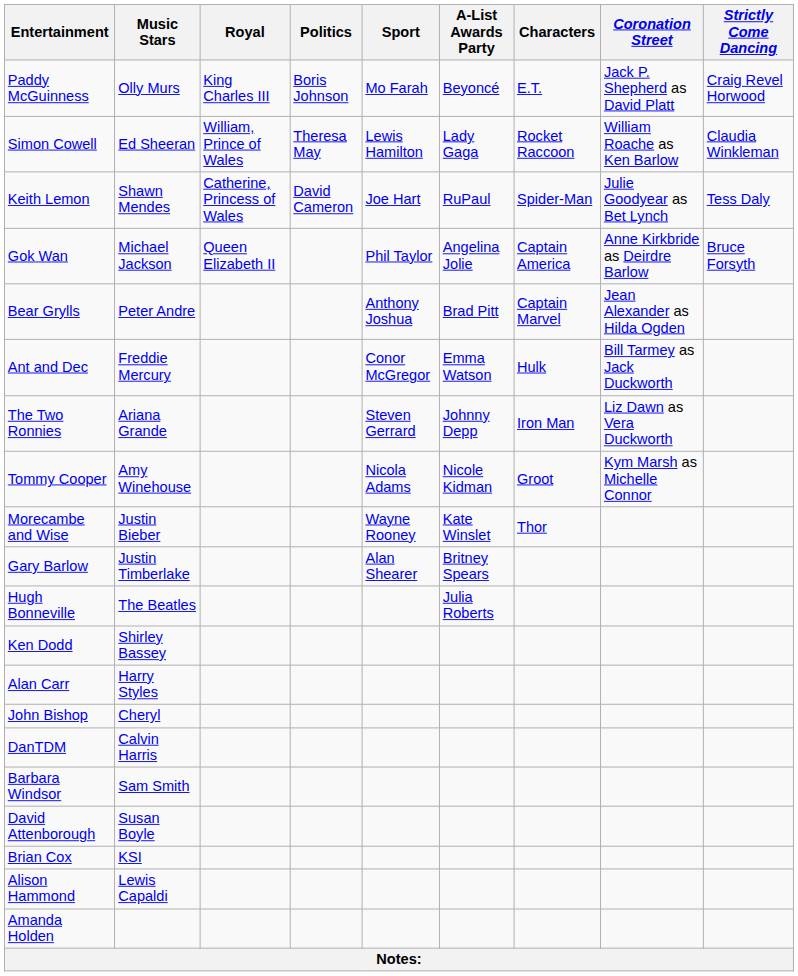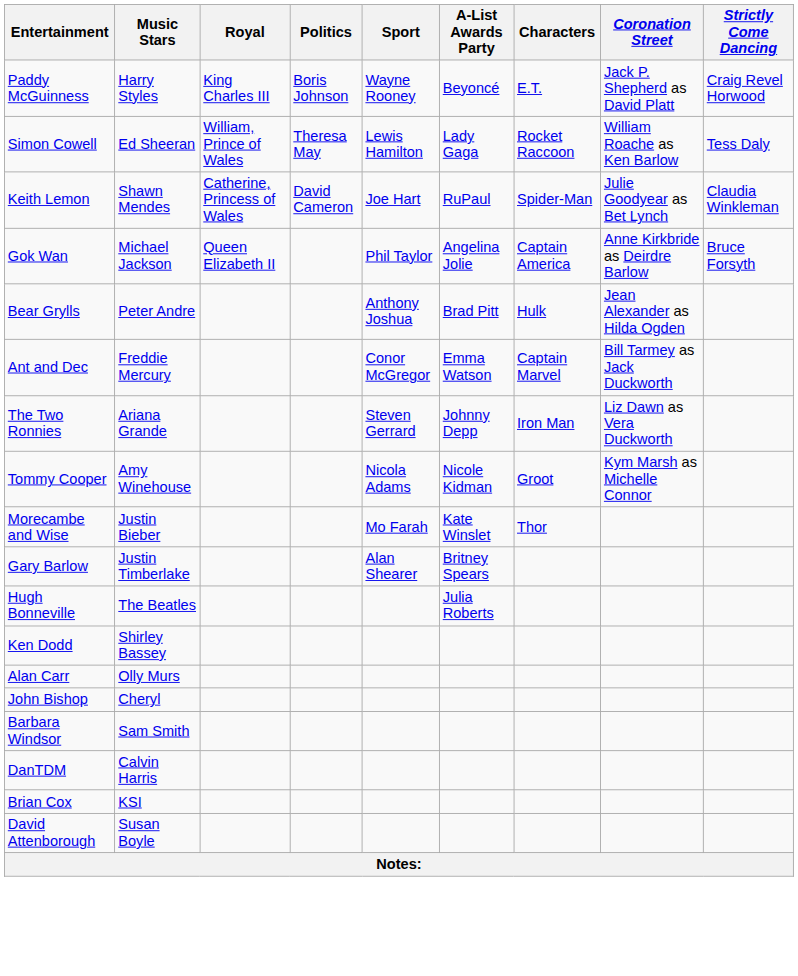(149, 88) Olly Murs -> (138, 88) Harry Styles
(397, 88) Mo Farah -> (391, 88) Wayne Rooney
(743, 144) Claudia Winkleman -> (738, 144) Tess Daly
(738, 199) Tess Daly -> (743, 199) Claudia Winkleman
(542, 311) Captain Marvel -> (532, 311) Hulk
(532, 367) Hulk -> (542, 367) Captain Marvel
(391, 526) Wayne Rooney -> (397, 526) Mo Farah
(138, 684) Harry Styles -> (149, 676) Olly Murs
rows swapped: (37, 747) <-> (35, 786)
rows swapped: (40, 857) <-> (52, 826)
- row: (41, 888)
- row: (35, 928)
